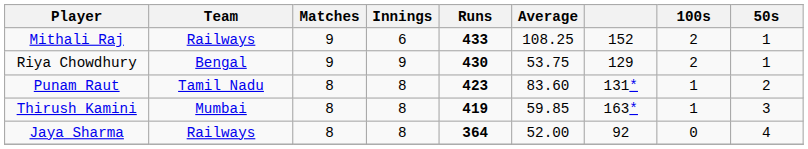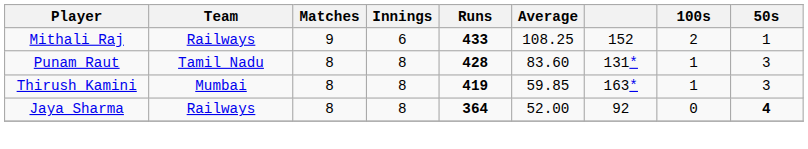- row: (77, 63)
(475, 86) 423 -> (475, 63) 428
(766, 86) 2 -> (766, 63) 3
(766, 133) normal -> (766, 109) bold
